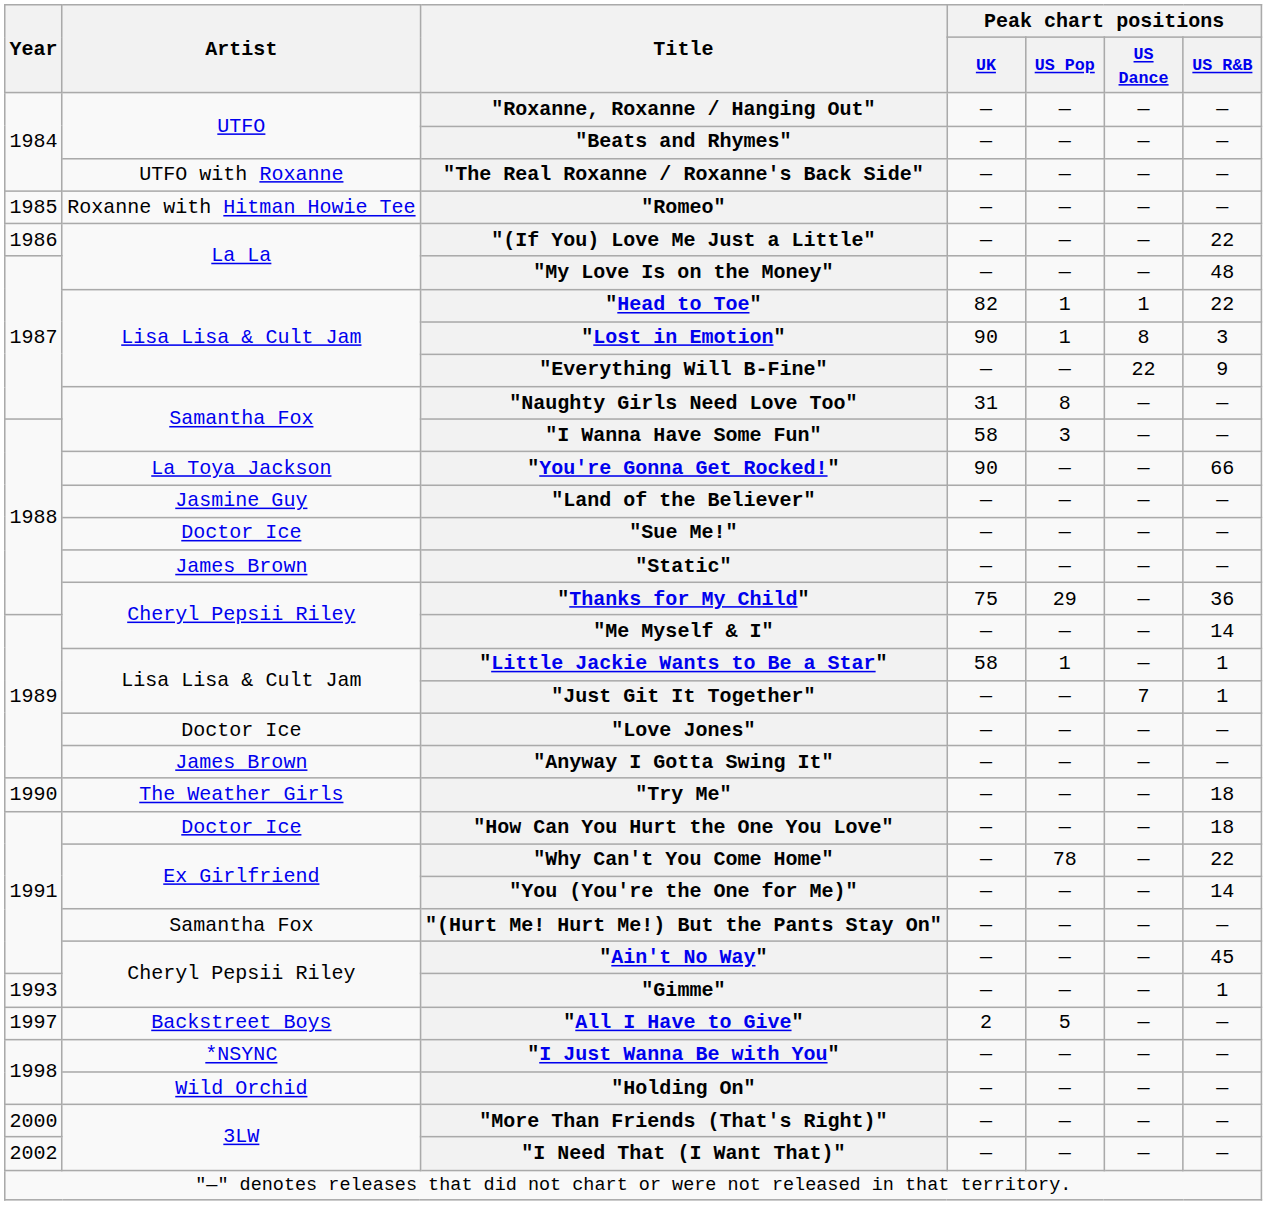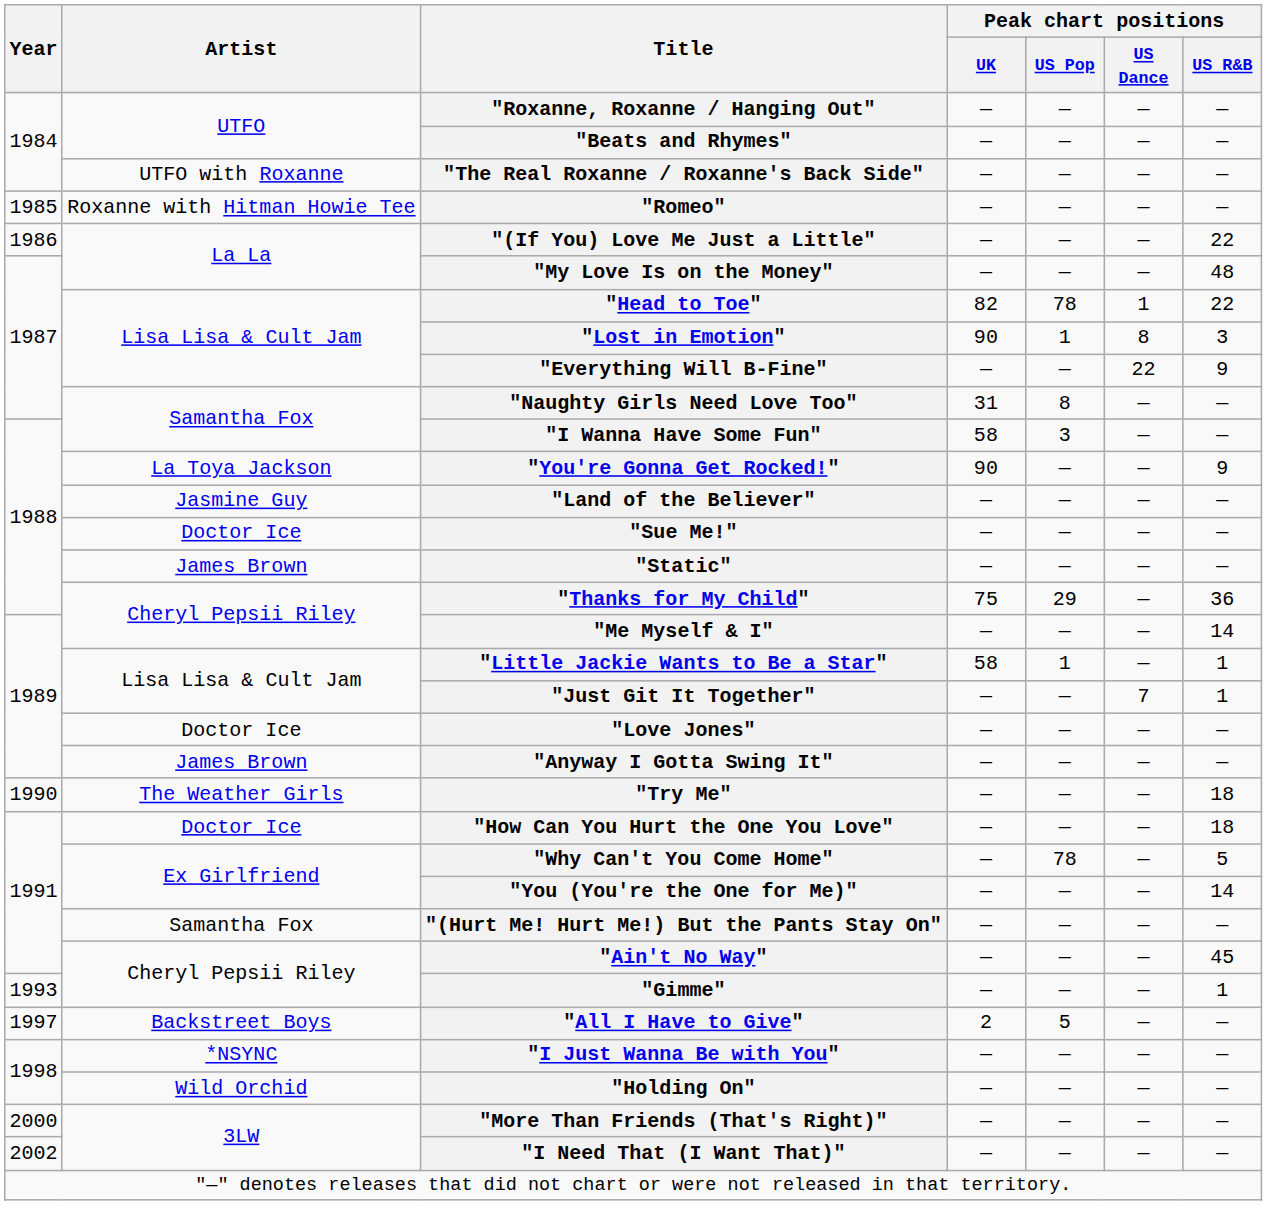(1065, 305) 1 -> (1065, 305) 78
(1222, 468) 66 -> (1222, 468) 9
(1222, 860) 22 -> (1222, 860) 5
